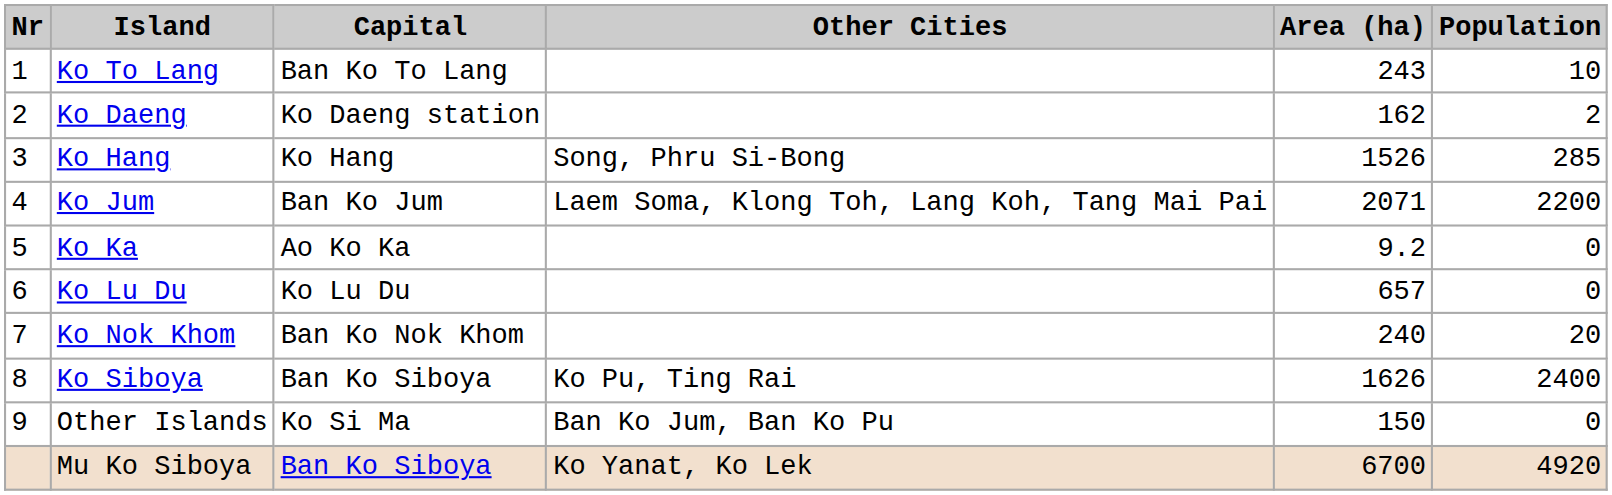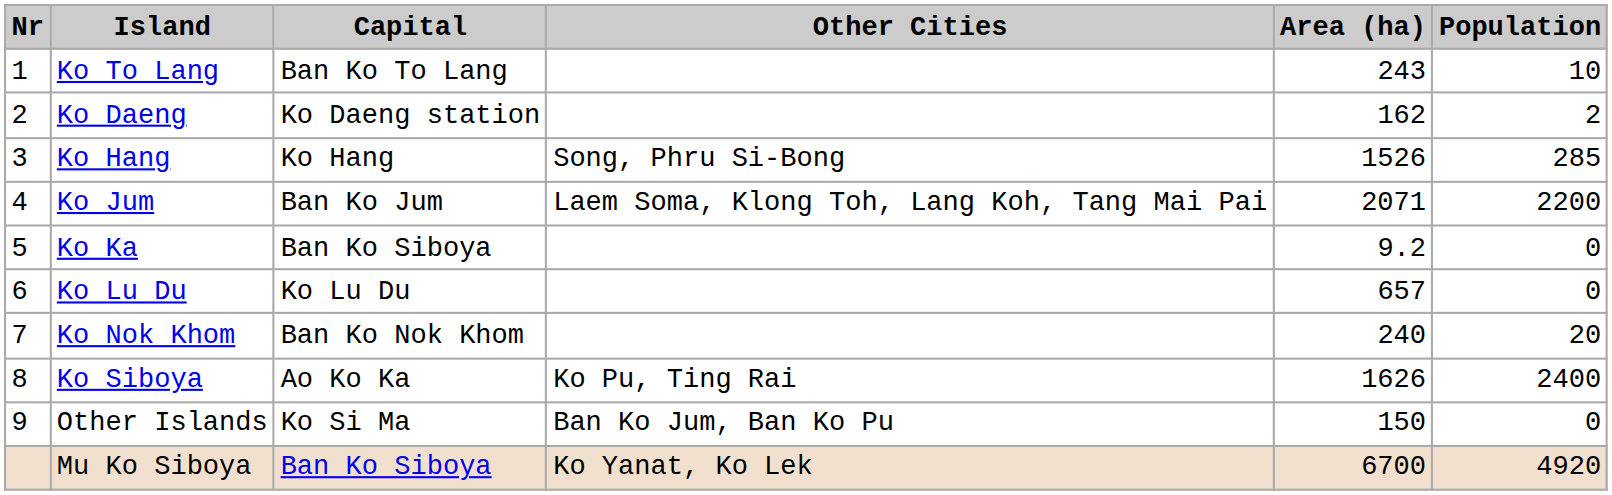(346, 247) Ao Ko Ka -> (386, 247) Ban Ko Siboya
(386, 380) Ban Ko Siboya -> (346, 380) Ao Ko Ka
